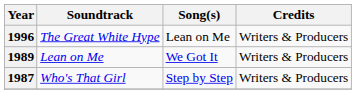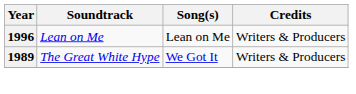(100, 36) The Great White Hype -> (72, 36) Lean on Me
(72, 57) Lean on Me -> (100, 57) The Great White Hype
- row: (21, 78)
